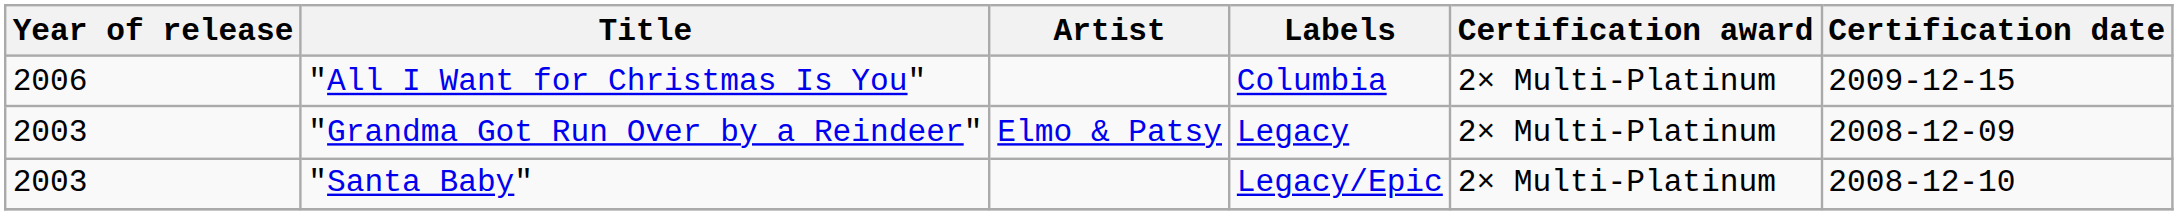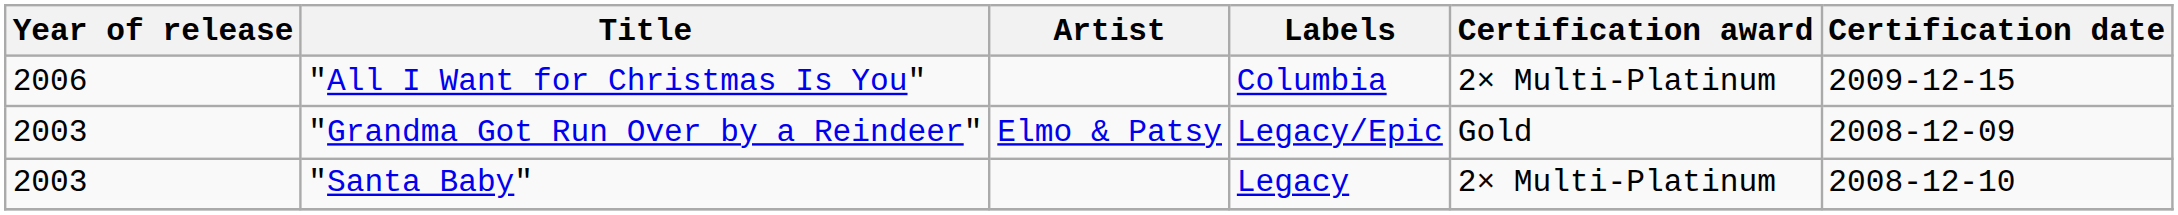(1293, 132) Legacy -> (1340, 132) Legacy/Epic
(1617, 132) 2× Multi-Platinum -> (1495, 132) Gold
(1340, 183) Legacy/Epic -> (1293, 183) Legacy
